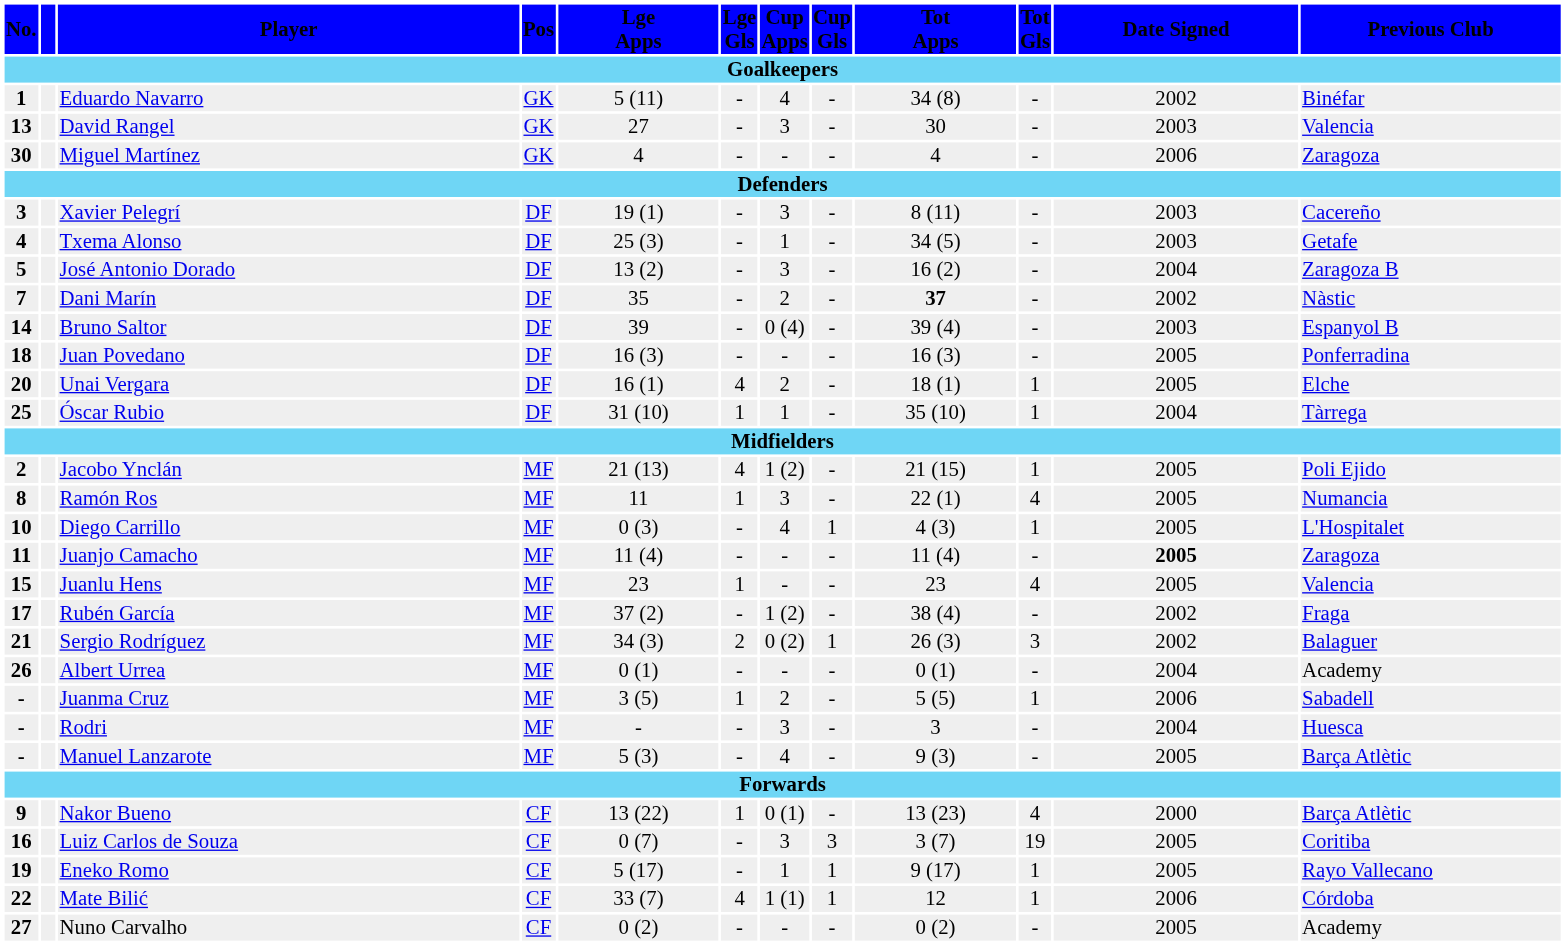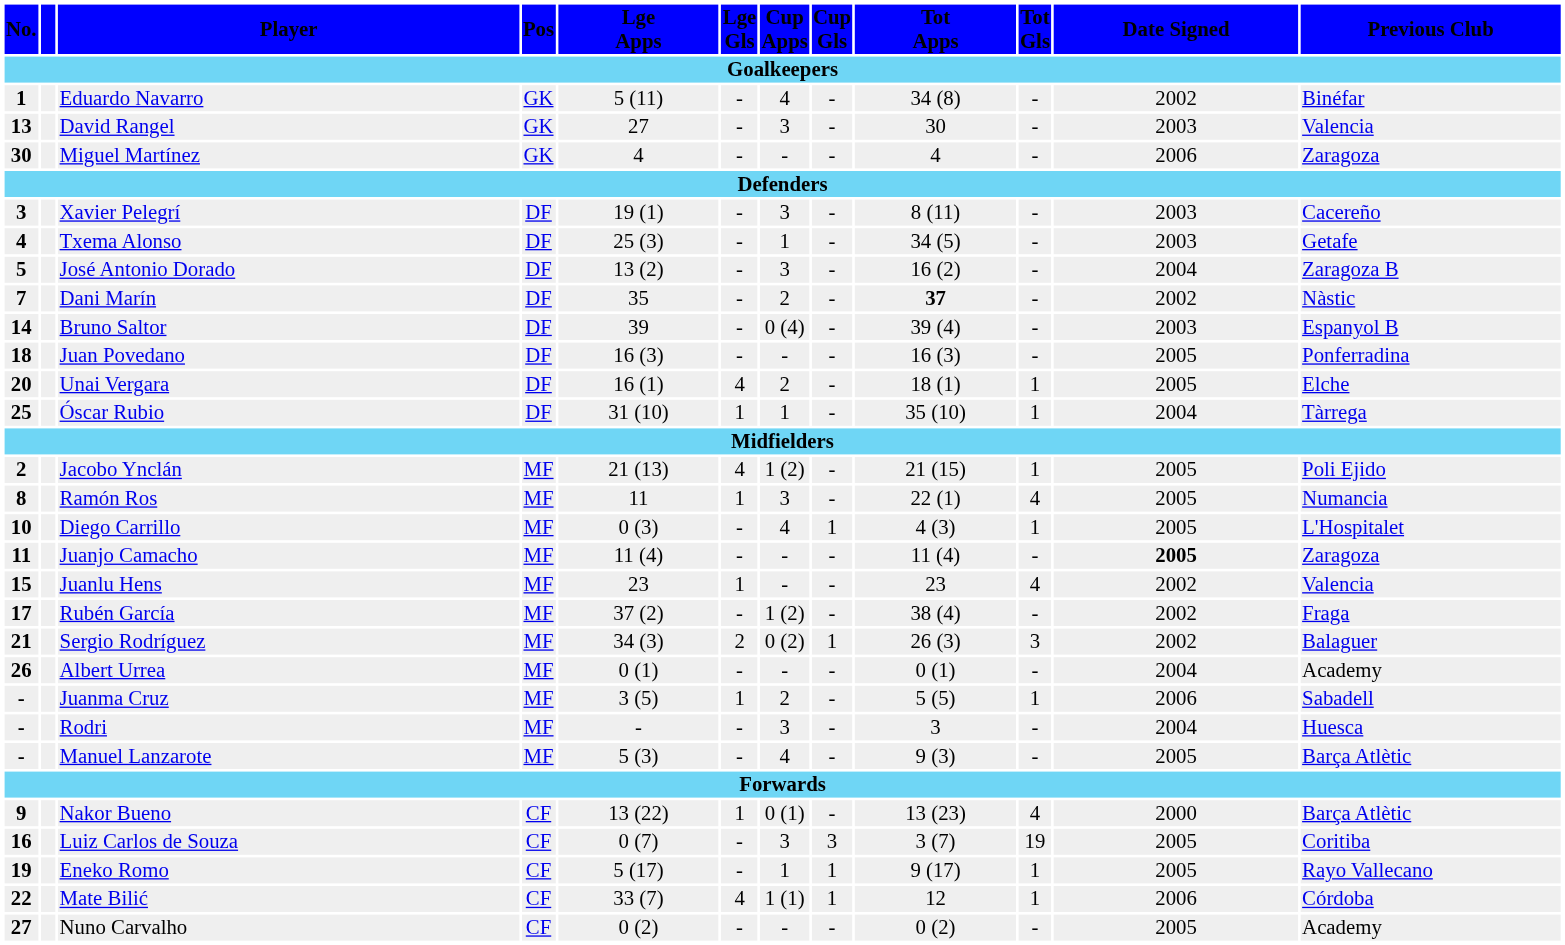(1176, 584) 2005 -> (1176, 584) 2002
